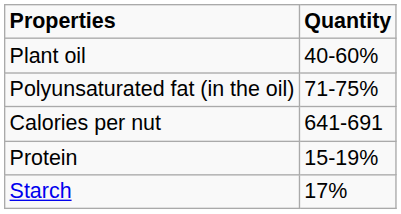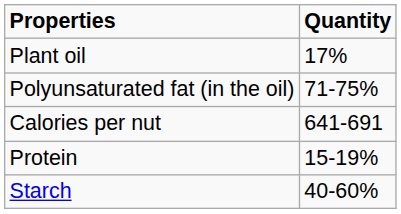(341, 55) 40-60% -> (326, 55) 17%
(326, 191) 17% -> (341, 191) 40-60%
